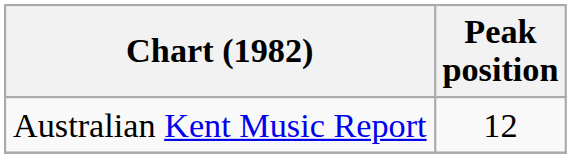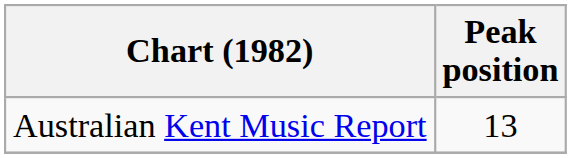(500, 124) 12 -> (500, 124) 13
